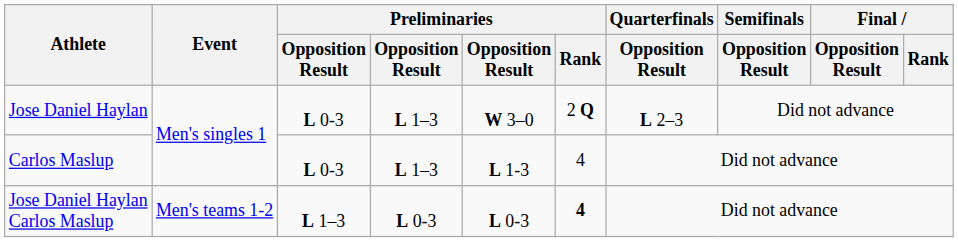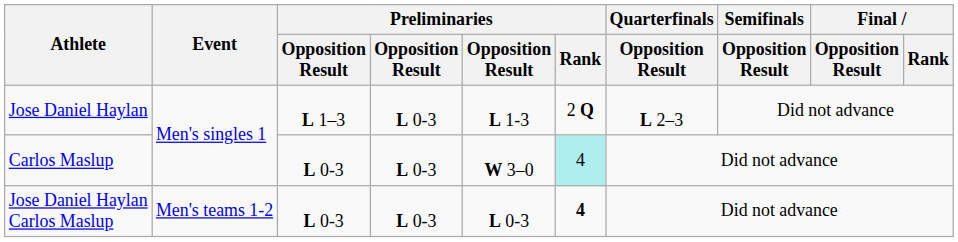(324, 120) L 0-3 -> (324, 120) L 1–3
(416, 120) L 1–3 -> (416, 120) L 0-3
(509, 120) W 3–0 -> (509, 120) L 1-3
(416, 171) L 1–3 -> (416, 171) L 0-3
(509, 171) L 1-3 -> (509, 171) W 3–0
(580, 160) no background -> (580, 160) paleturquoise background
(324, 221) L 1–3 -> (324, 221) L 0-3
